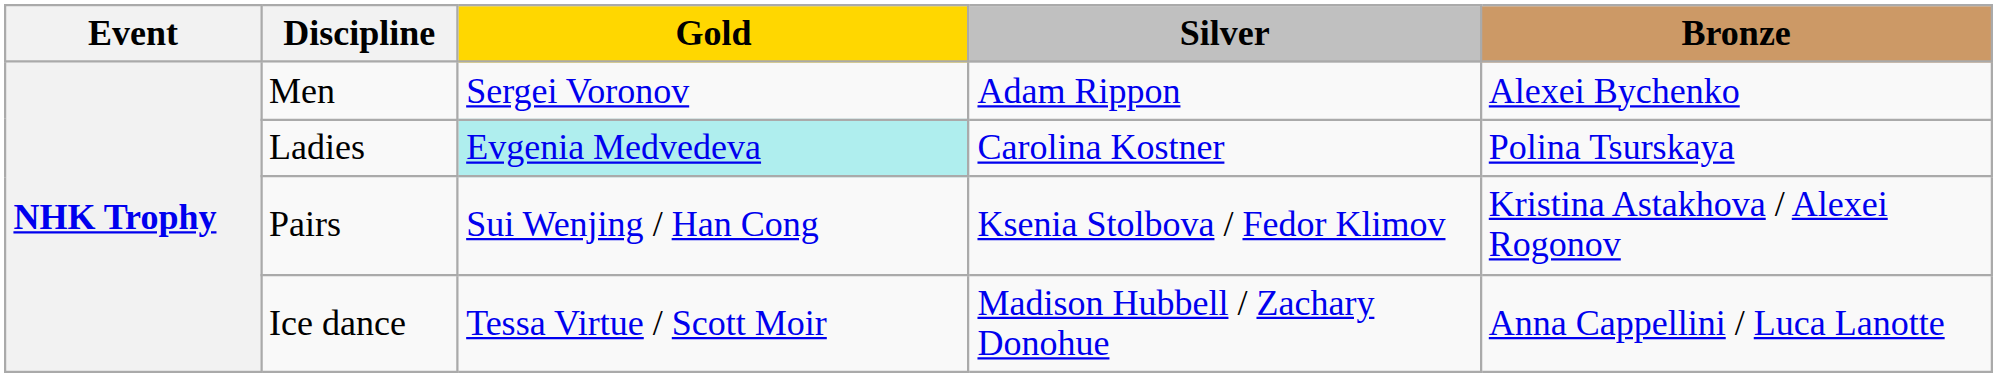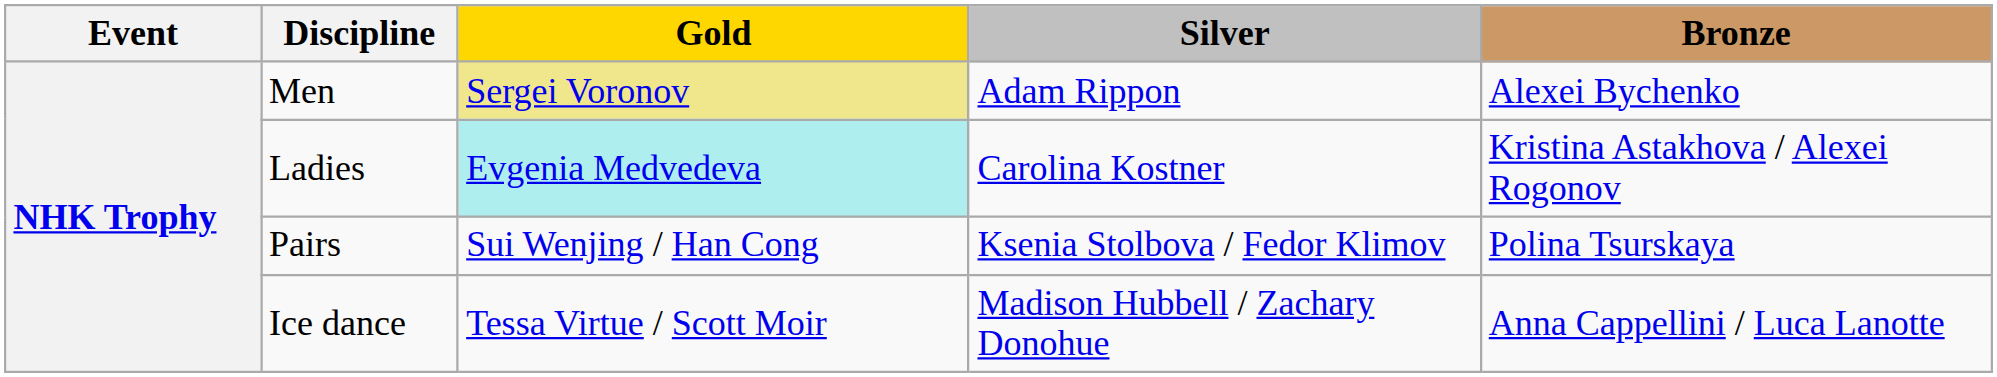(578, 90) no background -> (578, 90) khaki background
(1612, 147) Polina Tsurskaya -> (1688, 167) Kristina Astakhova / Alexei Rogonov
(1688, 224) Kristina Astakhova / Alexei Rogonov -> (1612, 244) Polina Tsurskaya
